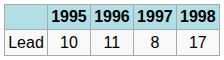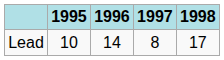(112, 42) 11 -> (112, 42) 14
